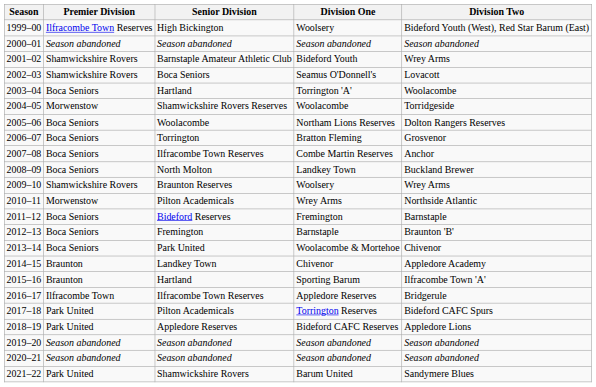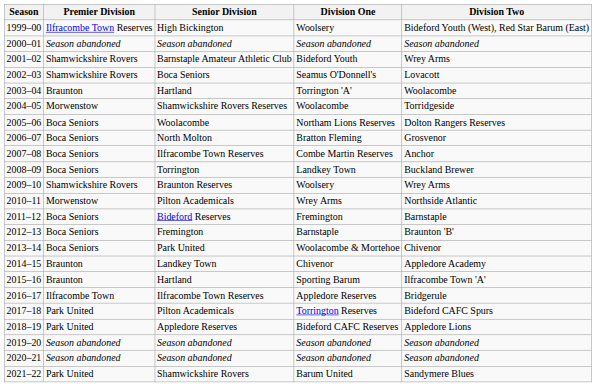(72, 91) Boca Seniors -> (64, 91) Braunton
(178, 138) Torrington -> (184, 138) North Molton
(184, 169) North Molton -> (178, 169) Torrington
